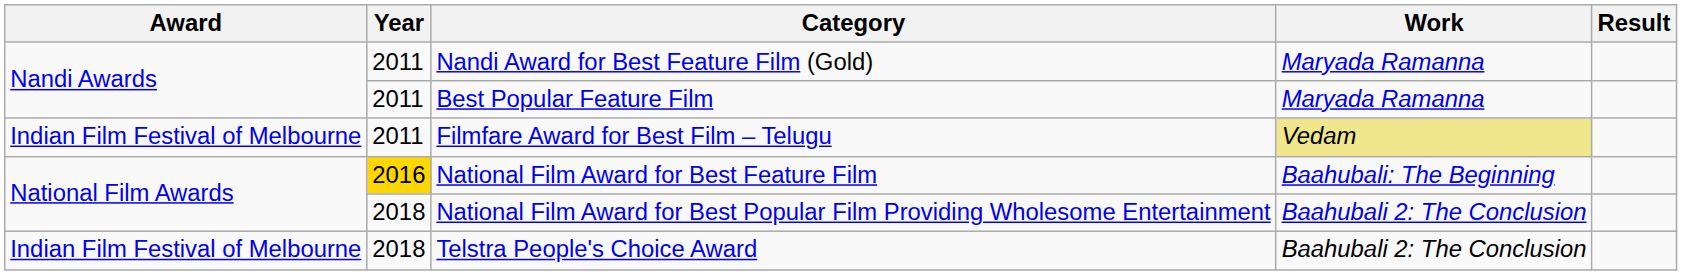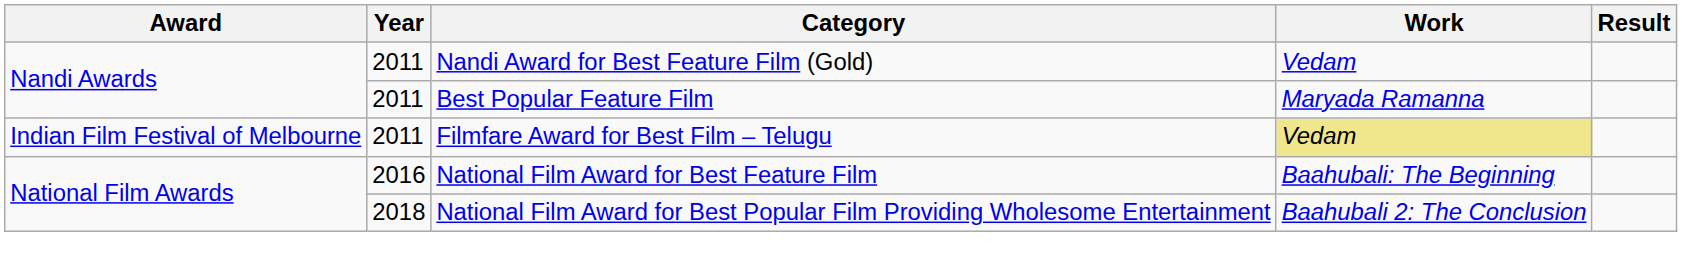(1383, 61) Maryada Ramanna -> (1319, 61) Vedam
(399, 174) gold background -> (399, 174) no background
- row: (597, 250)
